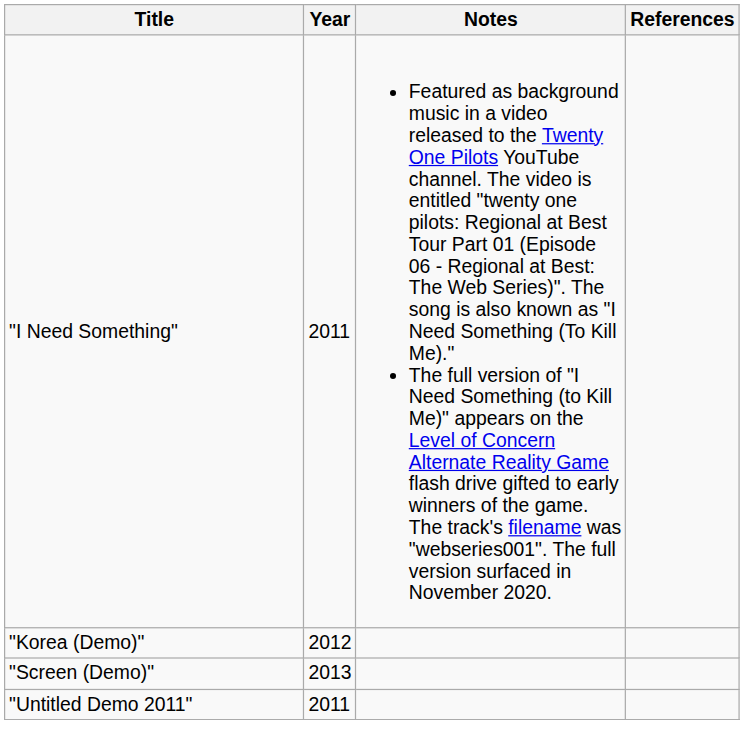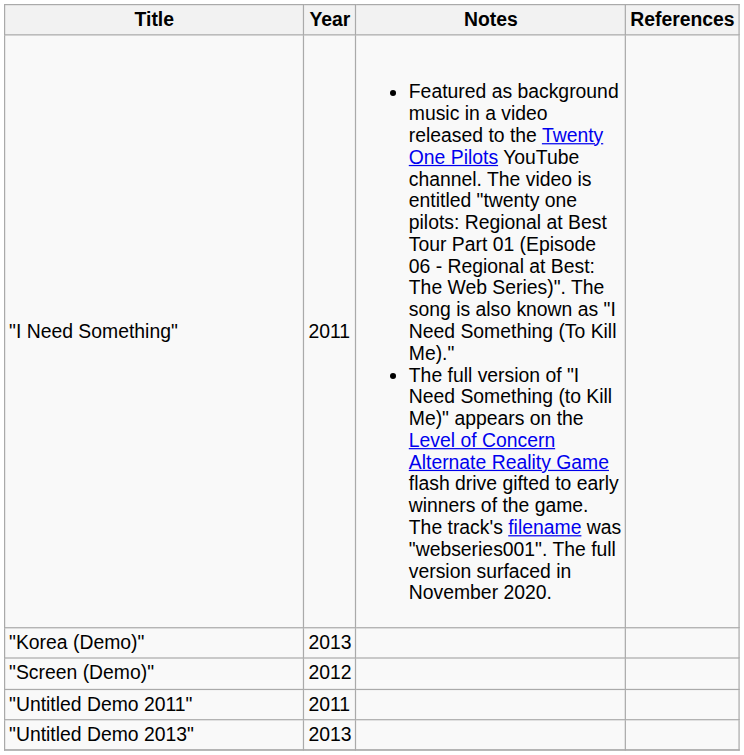(330, 642) 2012 -> (330, 642) 2013
(330, 673) 2013 -> (330, 673) 2012
+ row: (101, 734)
